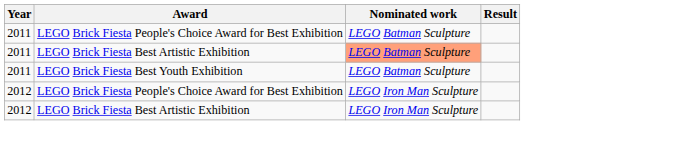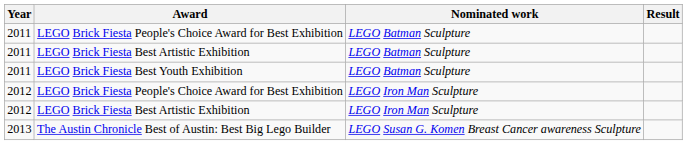(409, 52) lightsalmon background -> (409, 52) no background
+ row: (19, 129)
